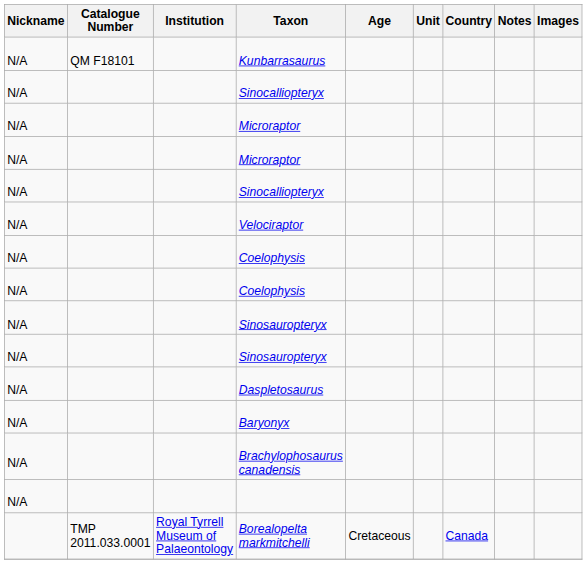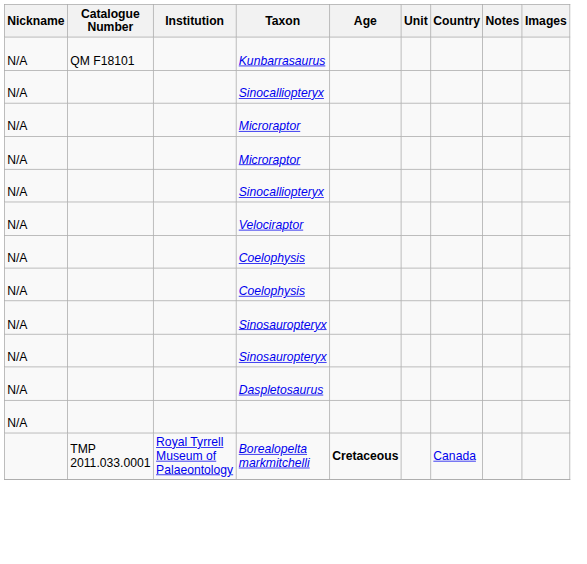- row: (110, 416)
- row: (110, 456)
(380, 535) normal -> (365, 456) bold
